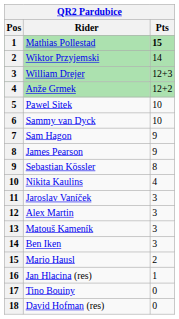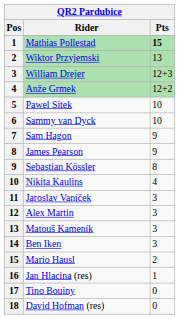(157, 58) 14 -> (157, 58) 13
